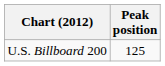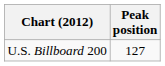(135, 50) 125 -> (135, 50) 127
